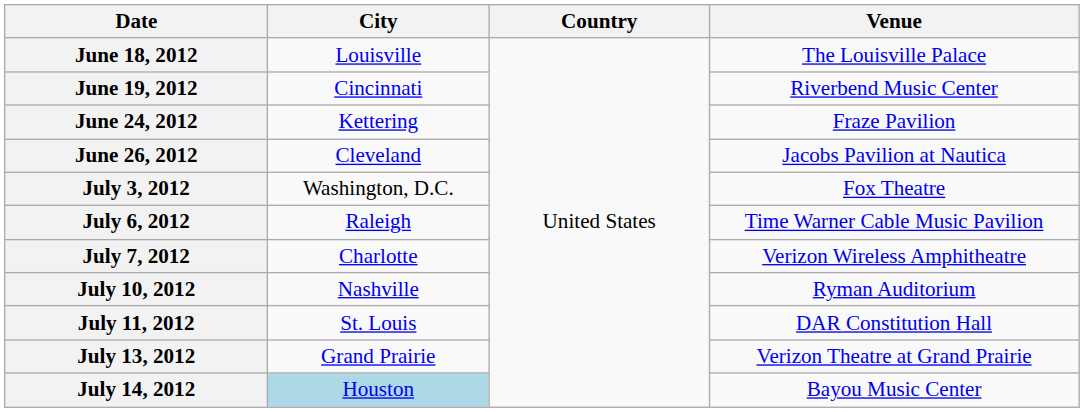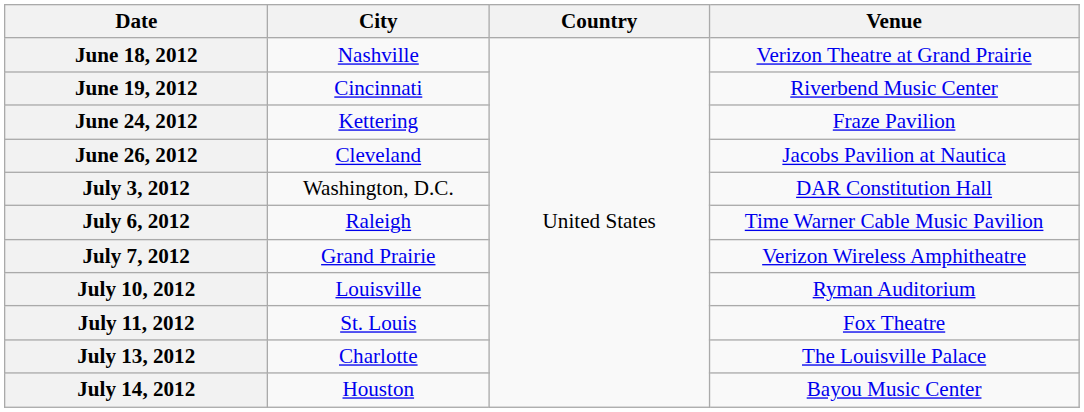(378, 54) Louisville -> (378, 54) Nashville
(894, 54) The Louisville Palace -> (894, 54) Verizon Theatre at Grand Prairie
(894, 188) Fox Theatre -> (894, 188) DAR Constitution Hall
(378, 255) Charlotte -> (378, 255) Grand Prairie
(378, 289) Nashville -> (378, 289) Louisville
(894, 322) DAR Constitution Hall -> (894, 322) Fox Theatre
(378, 356) Grand Prairie -> (378, 356) Charlotte
(894, 356) Verizon Theatre at Grand Prairie -> (894, 356) The Louisville Palace
(378, 389) lightblue background -> (378, 389) no background
